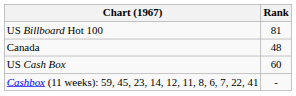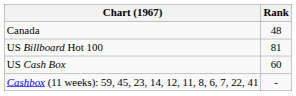rows swapped: (23, 47) <-> (55, 30)
